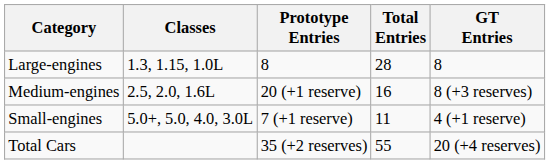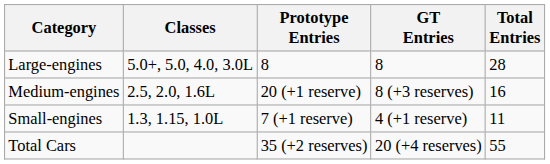columns swapped: (487, 27) <-> (401, 27)
(175, 64) 1.3, 1.15, 1.0L -> (190, 64) 5.0+, 5.0, 4.0, 3.0L
(190, 118) 5.0+, 5.0, 4.0, 3.0L -> (175, 118) 1.3, 1.15, 1.0L
